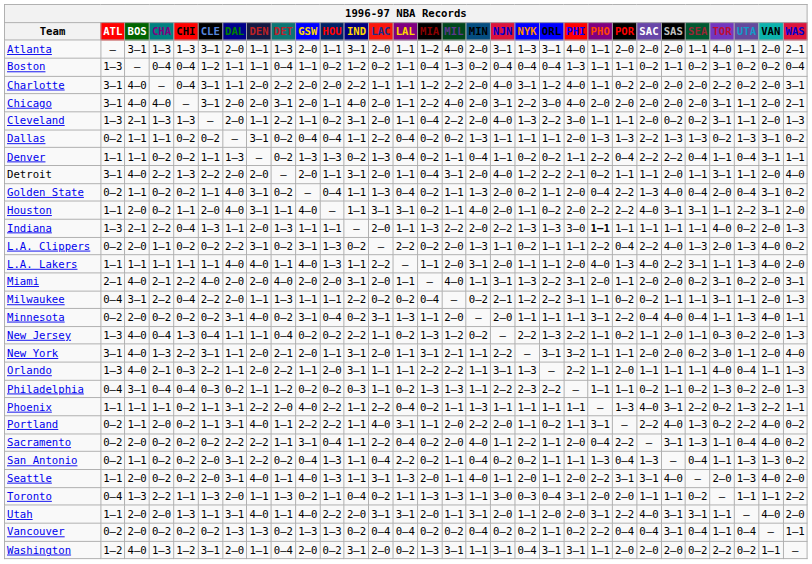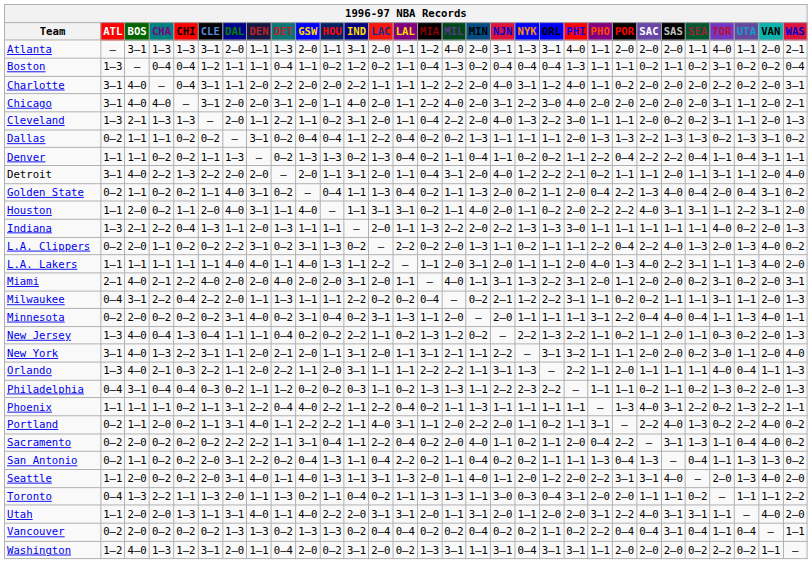(600, 228) bold -> (600, 228) normal
(283, 407) 2–0 -> (283, 407) 0–4
(527, 442) 2–2 -> (527, 442) 0–2
(551, 478) 1–1 -> (551, 478) 1–2
